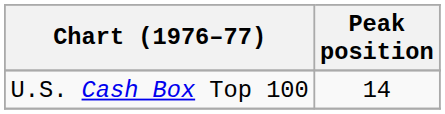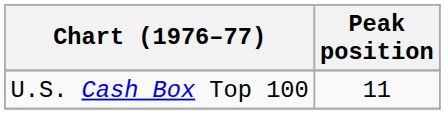(377, 90) 14 -> (377, 90) 11
